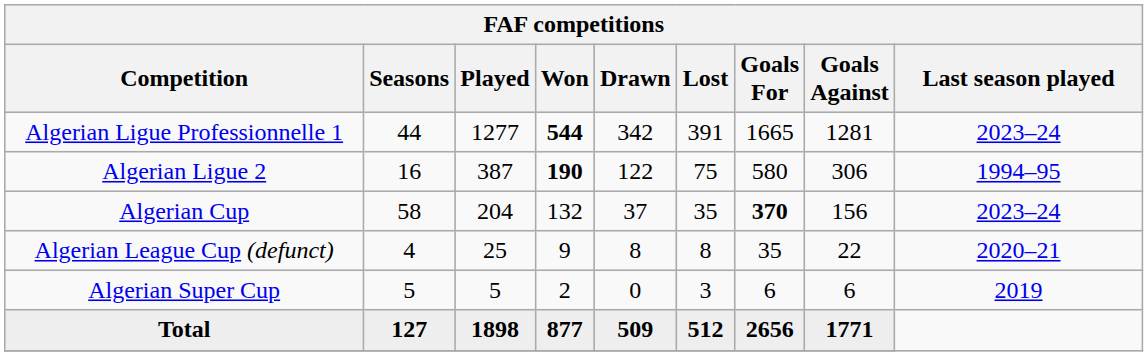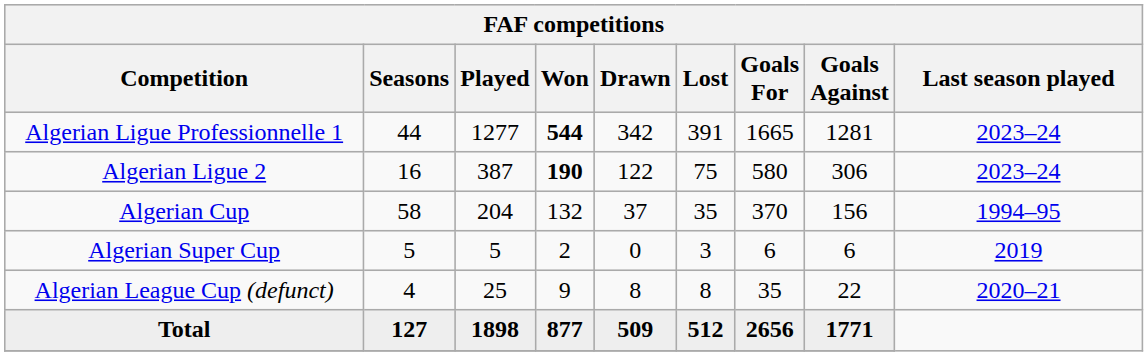(1019, 171) 1994–95 -> (1019, 171) 2023–24
(770, 211) bold -> (770, 211) normal
(1019, 211) 2023–24 -> (1019, 211) 1994–95
rows swapped: (184, 290) <-> (184, 250)
